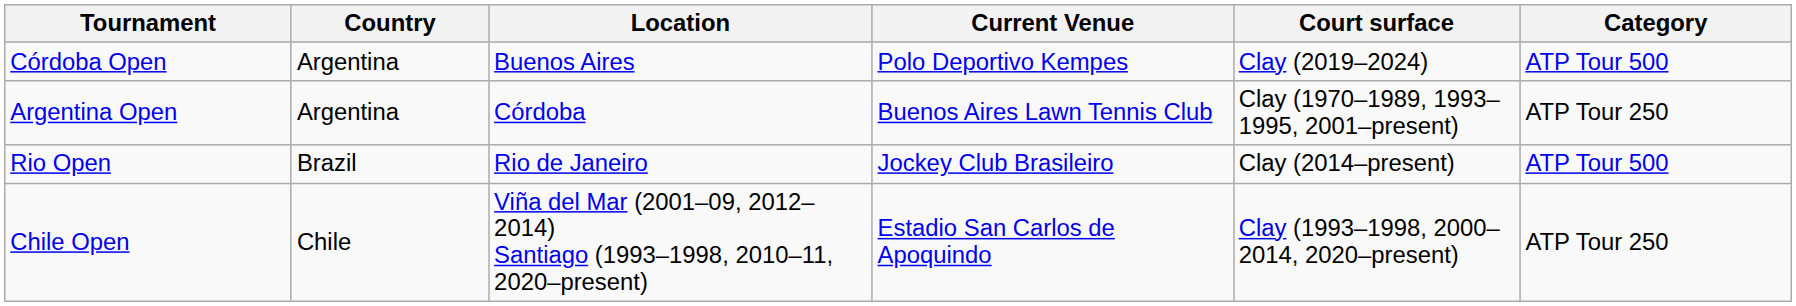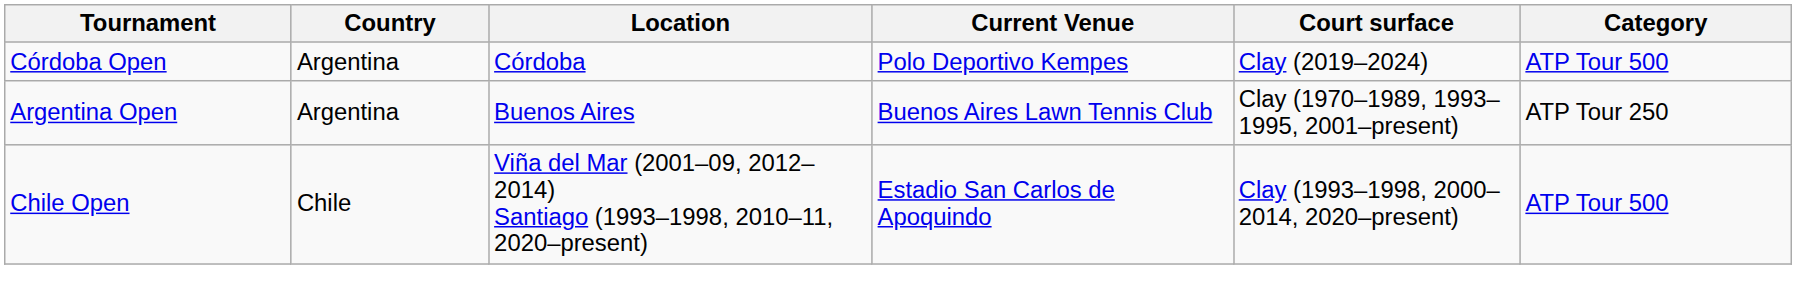(564, 61) Buenos Aires -> (540, 61) Córdoba
(540, 112) Córdoba -> (564, 112) Buenos Aires
- row: (61, 163)
(1597, 241) ATP Tour 250 -> (1597, 203) ATP Tour 500
